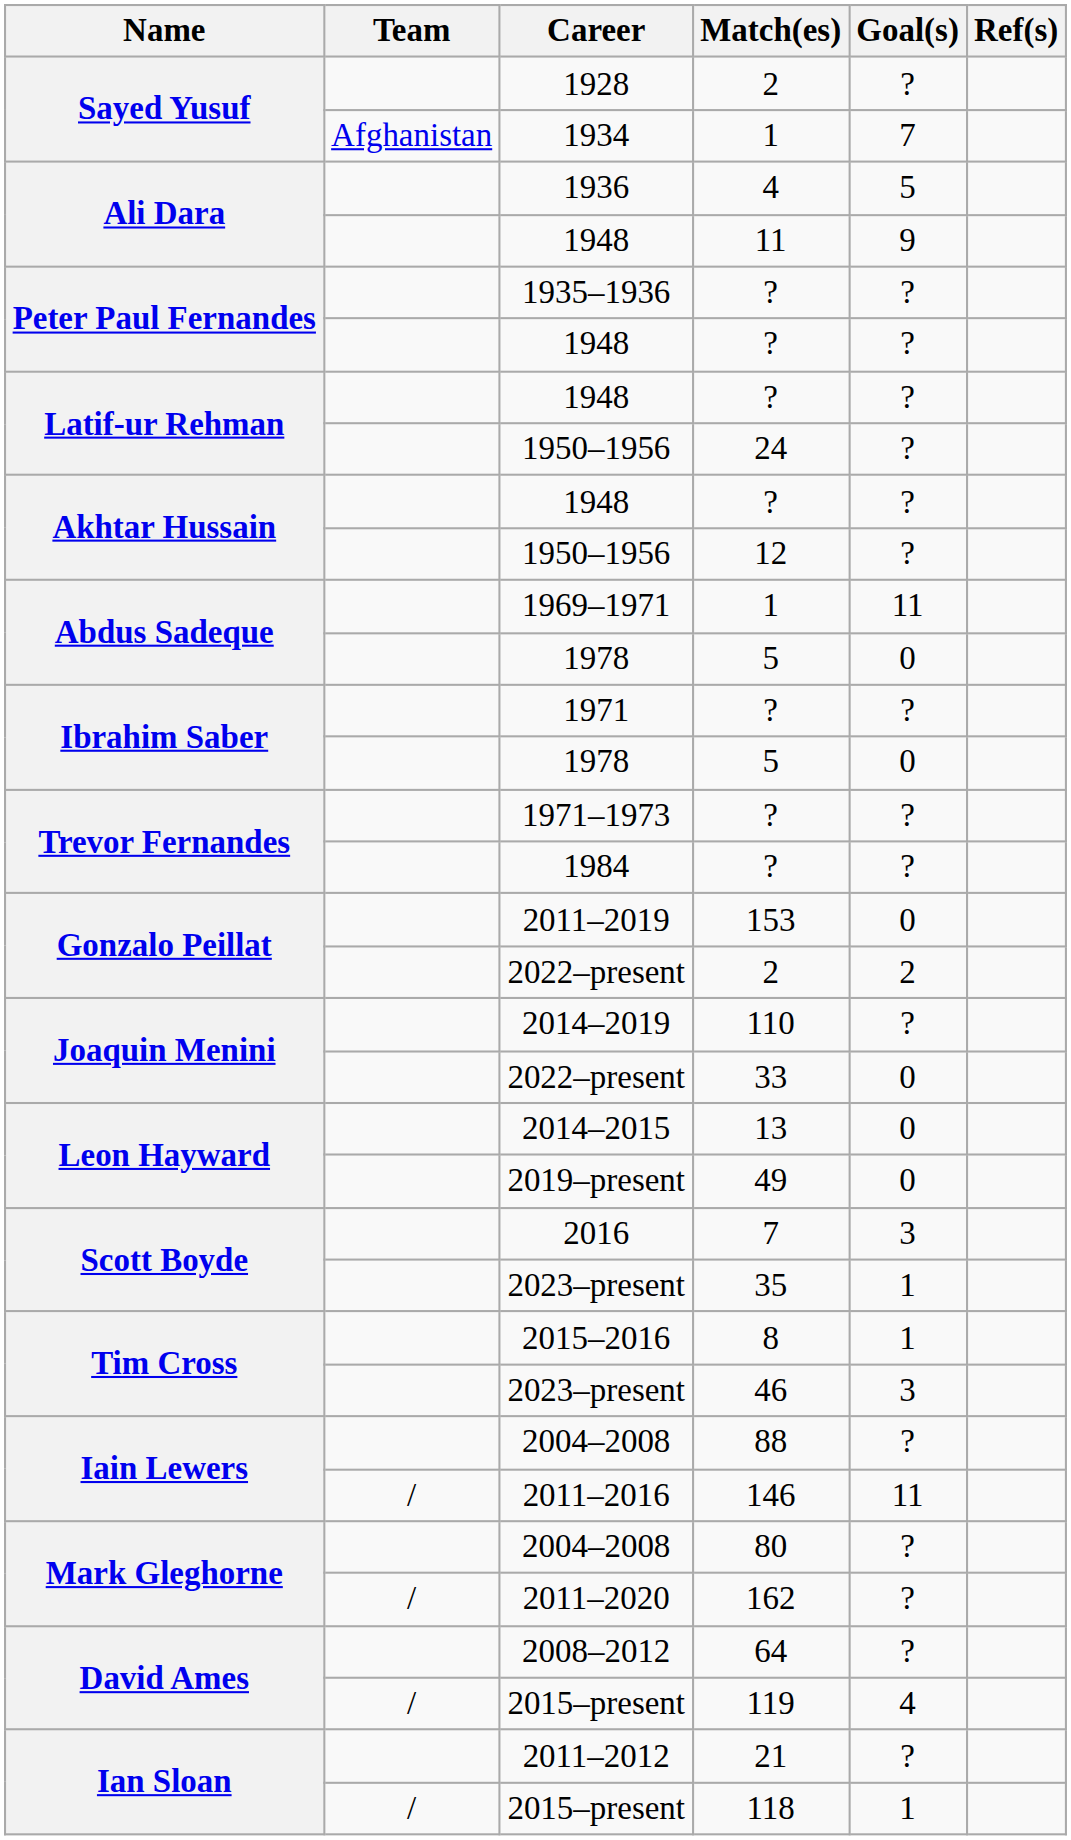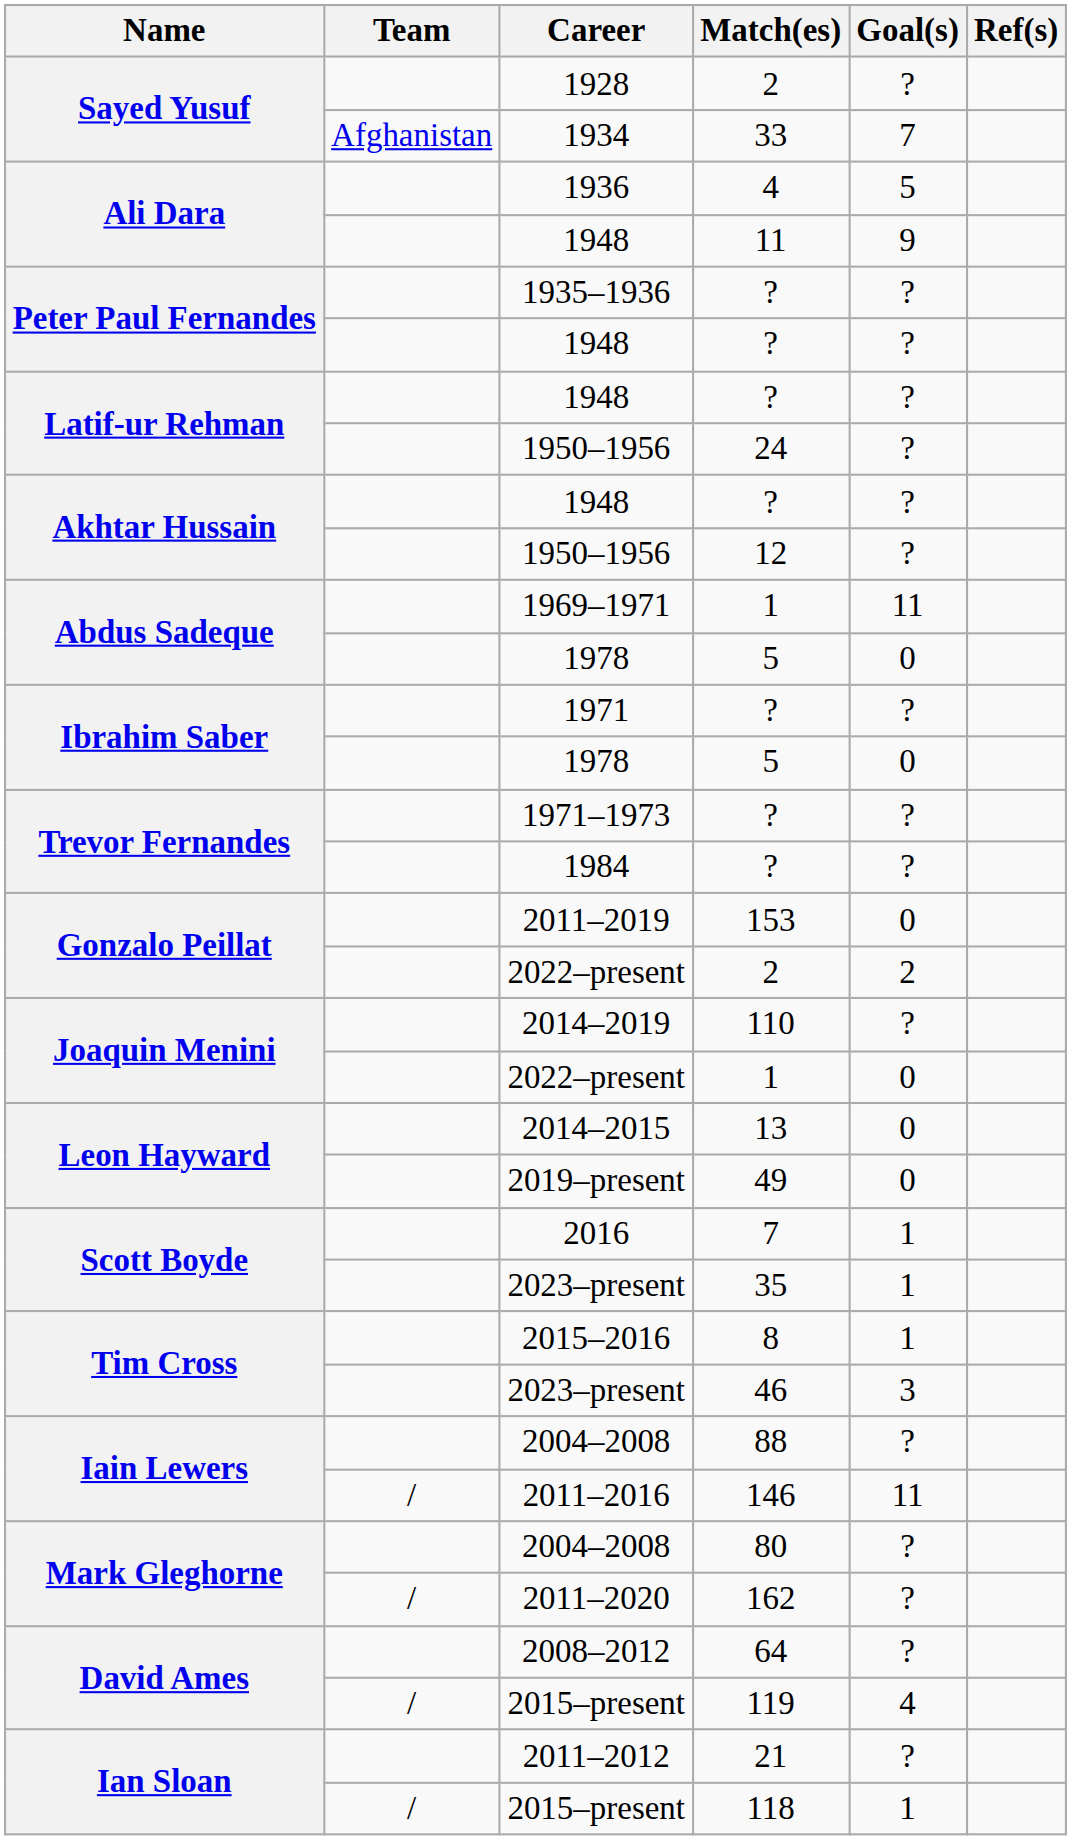(771, 135) 1 -> (771, 135) 33
(771, 1076) 33 -> (771, 1076) 1
(908, 1232) 3 -> (908, 1232) 1
